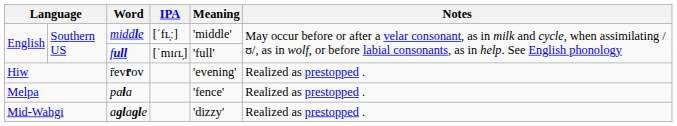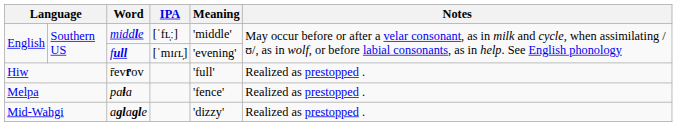(204, 53) 'full' -> (215, 53) 'evening'
(215, 72) 'evening' -> (204, 72) 'full'
